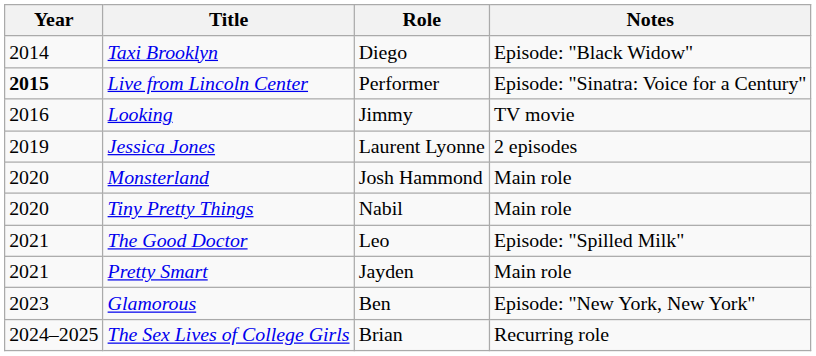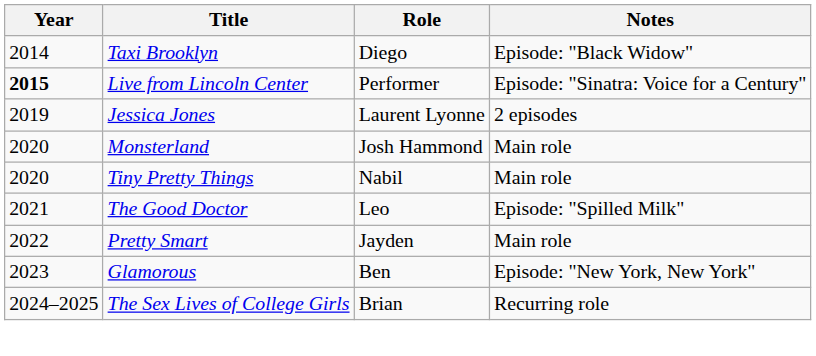- row: (140, 114)
(29, 271) 2021 -> (29, 240) 2022
